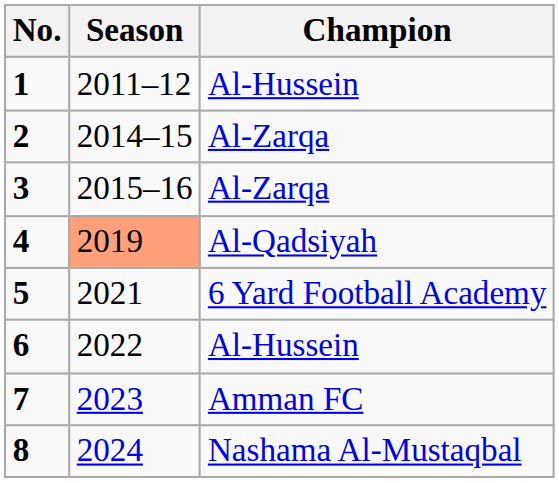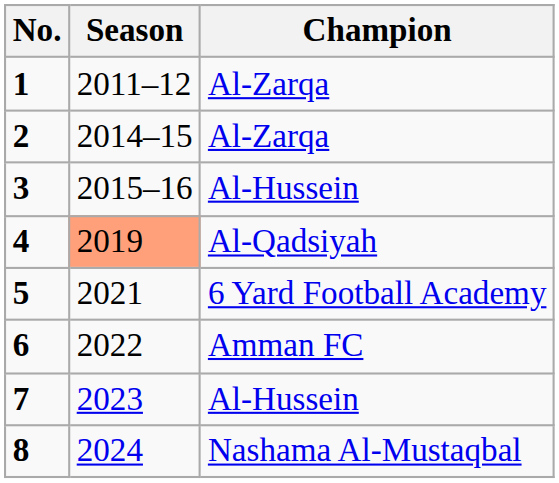(283, 83) Al-Hussein -> (269, 83) Al-Zarqa
(269, 188) Al-Zarqa -> (283, 188) Al-Hussein
(283, 345) Al-Hussein -> (286, 345) Amman FC
(286, 398) Amman FC -> (283, 398) Al-Hussein
